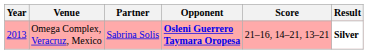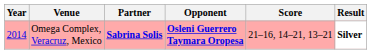(17, 35) 2013 -> (17, 35) 2014
(133, 35) normal -> (134, 35) bold
